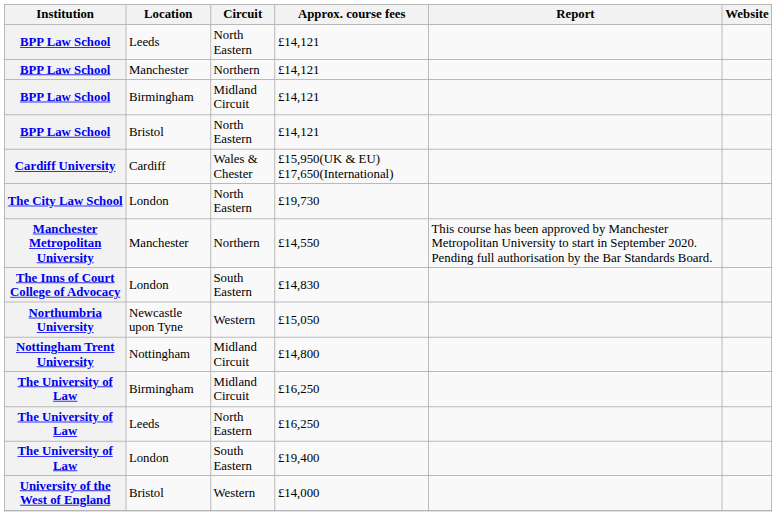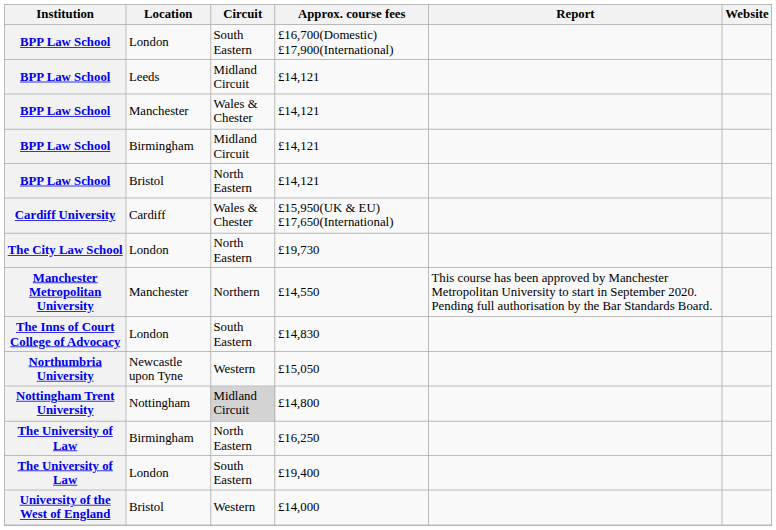+ row: (149, 42)
(233, 42) North Eastern -> (235, 76) Midland Circuit
(237, 69) Northern -> (236, 111) Wales & Chester
(235, 354) no background -> (235, 403) lightgrey background
(235, 389) Midland Circuit -> (233, 438) North Eastern
- row: (144, 423)
